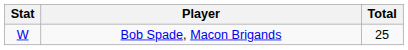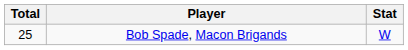columns swapped: (23, 14) <-> (382, 14)
